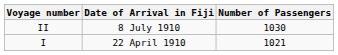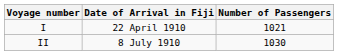rows swapped: (43, 42) <-> (43, 27)
